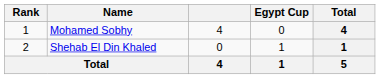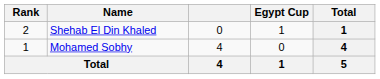rows swapped: (91, 30) <-> (103, 47)
